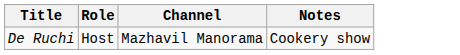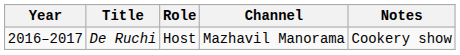+ column: (45, 16)
